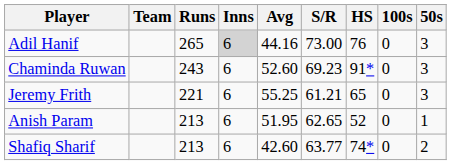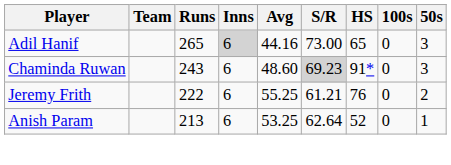(358, 43) 76 -> (358, 43) 65
(280, 69) 52.60 -> (280, 69) 48.60
(324, 69) no background -> (324, 69) lightgrey background
(191, 95) 221 -> (191, 95) 222
(358, 95) 65 -> (358, 95) 76
(424, 95) 3 -> (424, 95) 2
(280, 120) 51.95 -> (280, 120) 53.25
(324, 120) 62.65 -> (324, 120) 62.64
- row: (52, 146)
